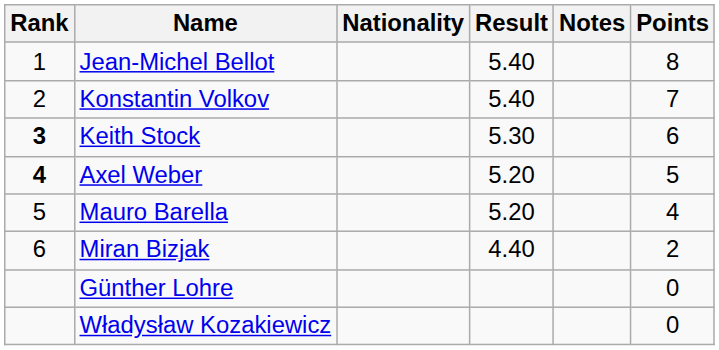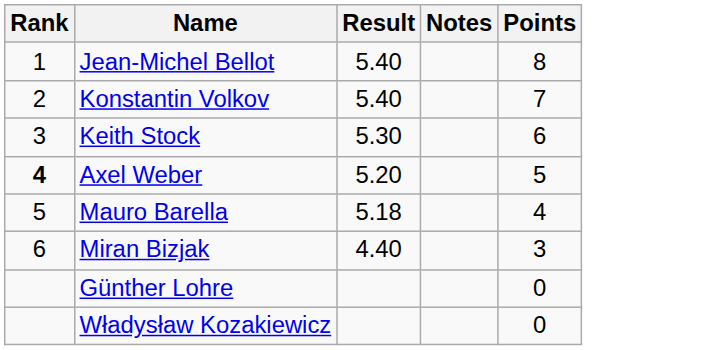- column: (403, 23)
(39, 136) bold -> (39, 136) normal
(512, 212) 5.20 -> (379, 212) 5.18
(673, 250) 2 -> (540, 250) 3
